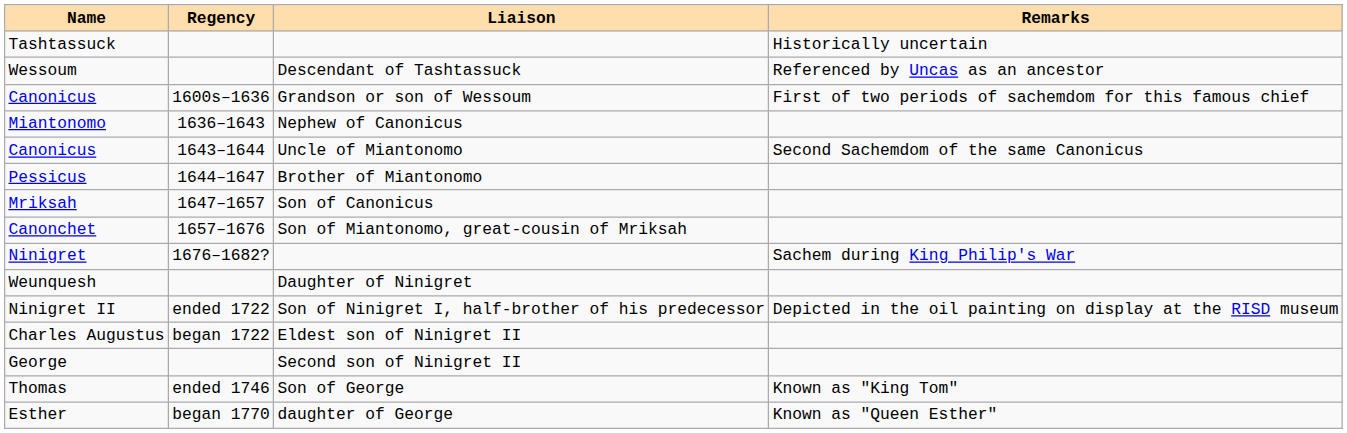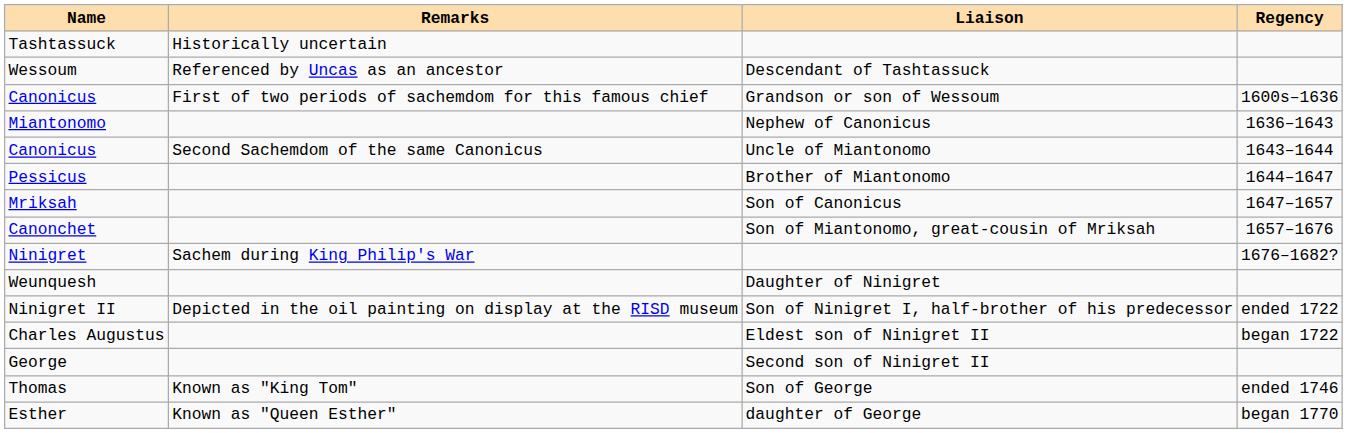columns swapped: (221, 18) <-> (1056, 18)
